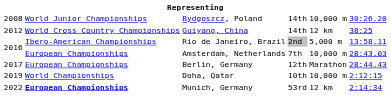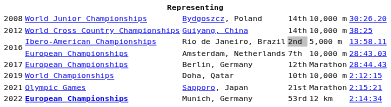(321, 30) 12 km -> (328, 30) 10,000 m
+ row: (215, 87)
